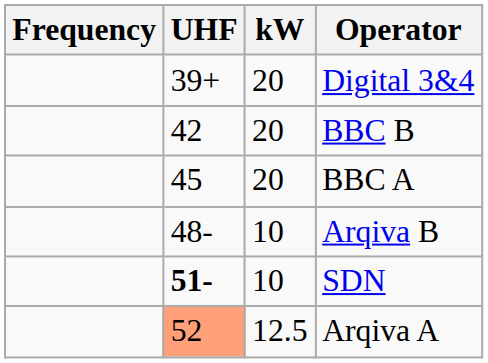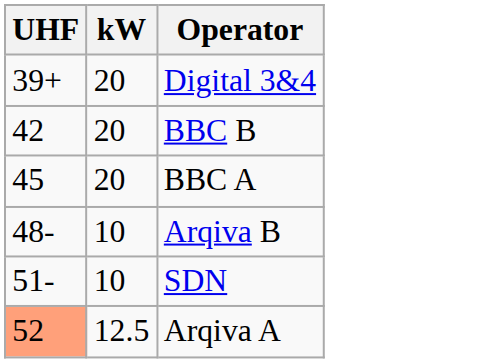- column: (84, 29)
(192, 280) bold -> (33, 280) normal
